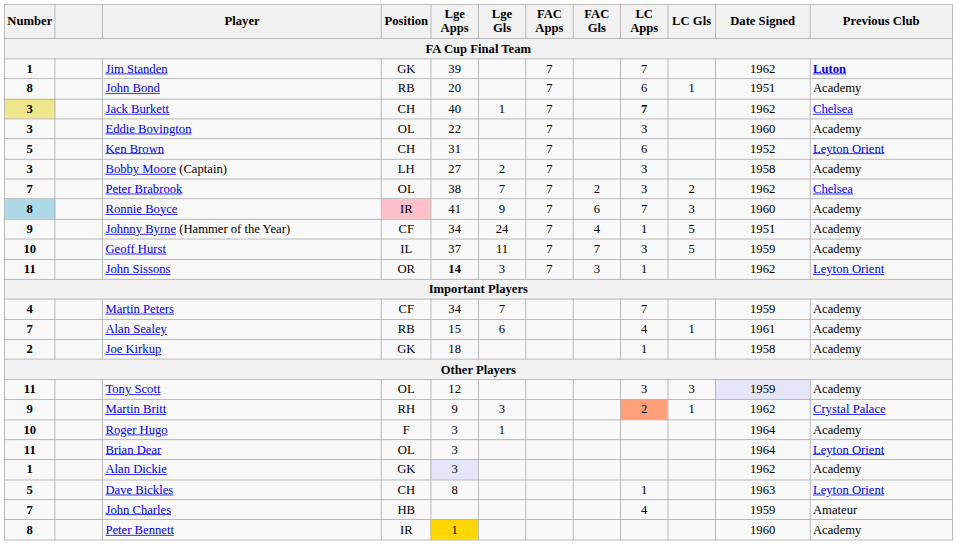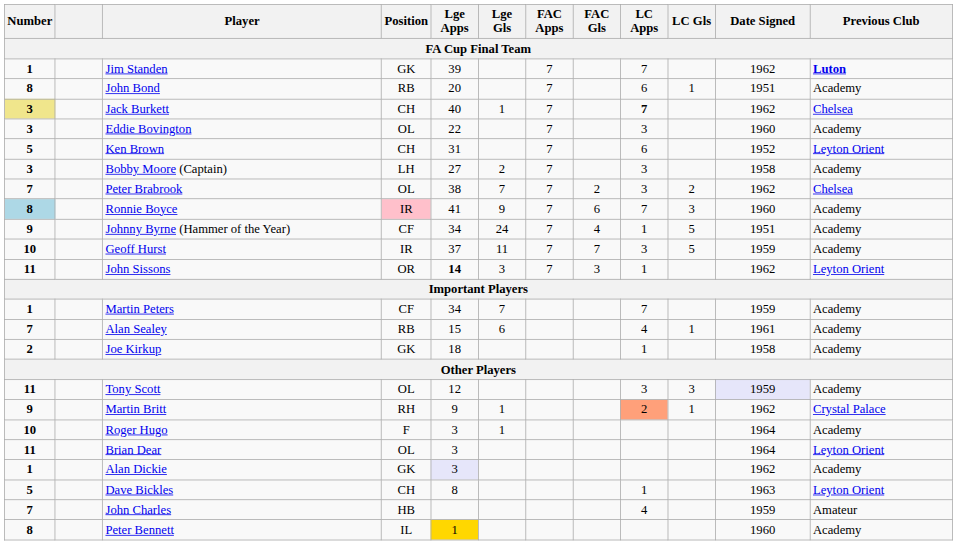(406, 249) IL -> (406, 249) IR
(30, 309) 4 -> (30, 309) 1
(502, 409) 3 -> (502, 409) 1
(406, 529) IR -> (406, 529) IL
